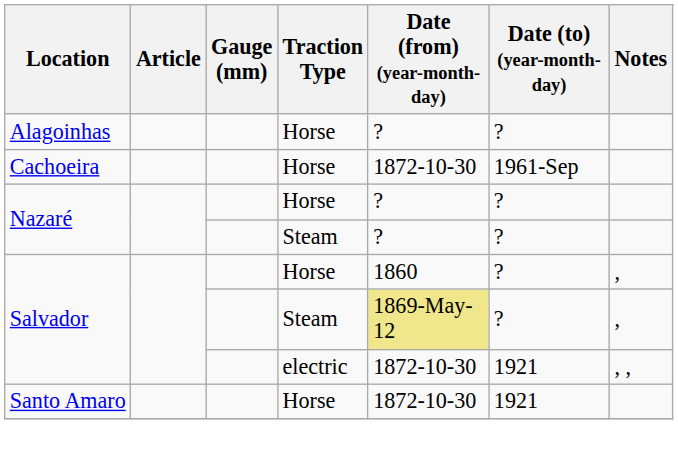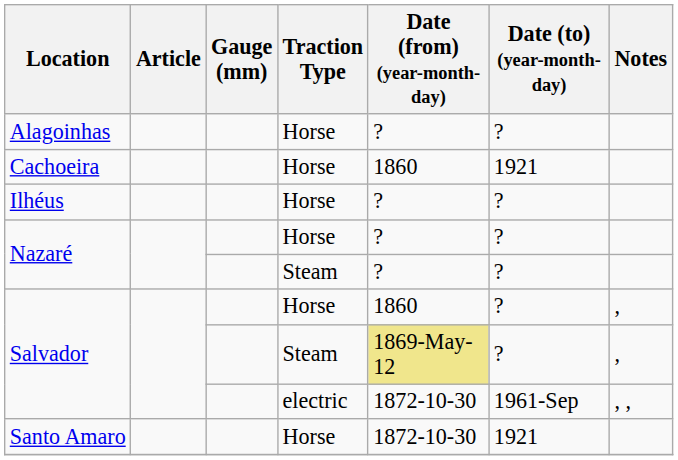(425, 166) 1872-10-30 -> (395, 166) 1860
(536, 166) 1961-Sep -> (516, 166) 1921
+ row: (37, 201)
(516, 366) 1921 -> (536, 401) 1961-Sep
